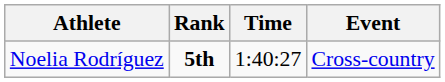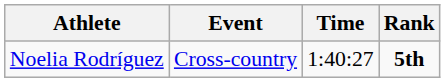columns swapped: (373, 22) <-> (199, 22)
